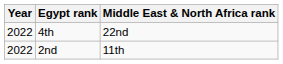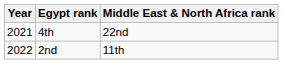(20, 31) 2022 -> (20, 31) 2021
